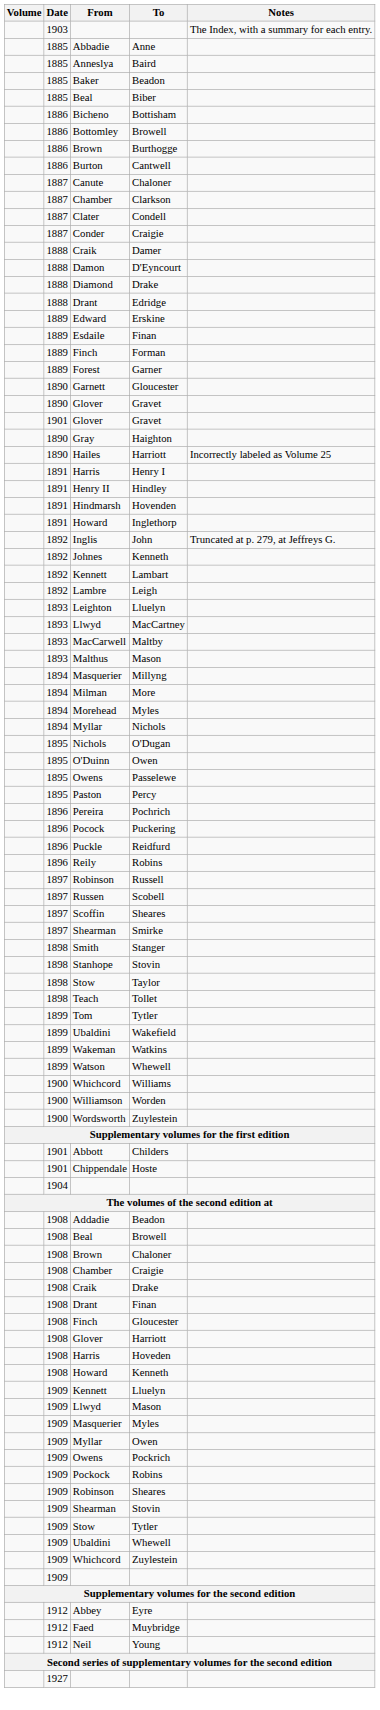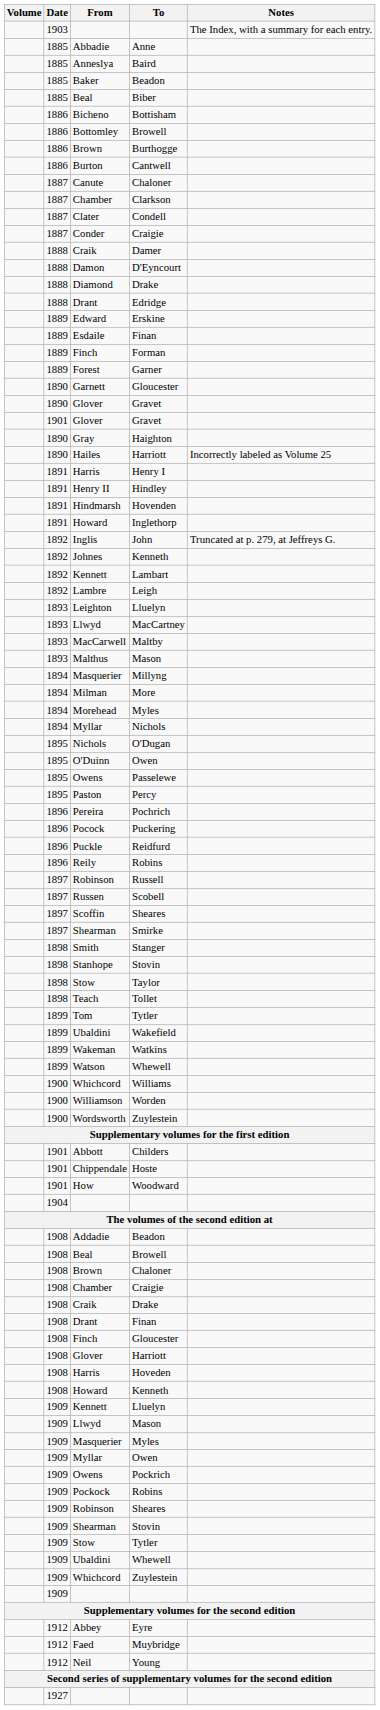+ row: (57, 1186)
